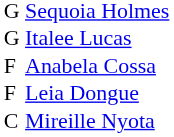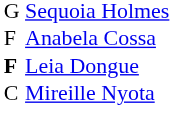- row: (78, 38)
(10, 93) normal -> (10, 65) bold
